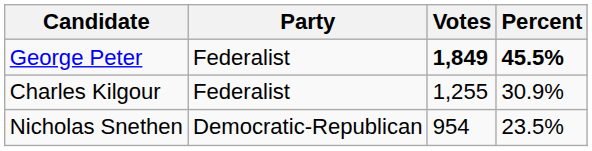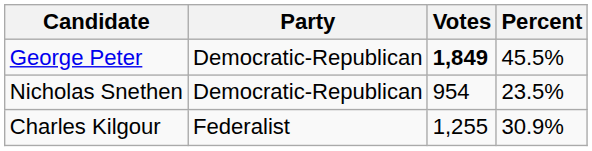(242, 57) Federalist -> (308, 57) Democratic-Republican
(533, 57) bold -> (533, 57) normal
rows swapped: (85, 92) <-> (96, 127)
